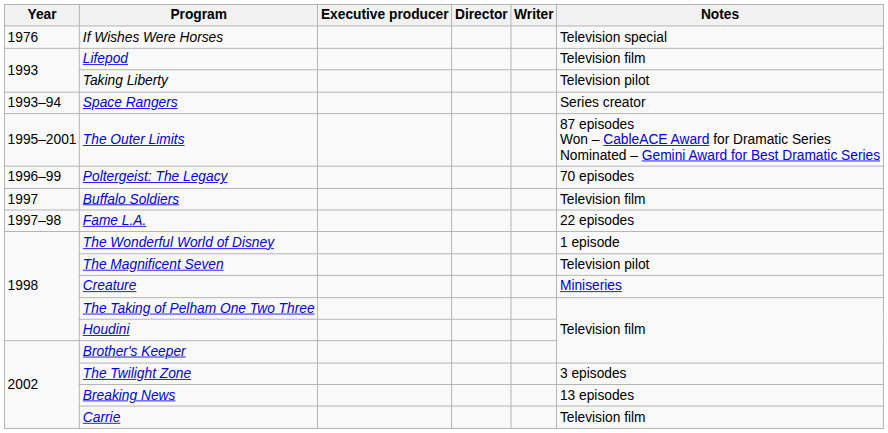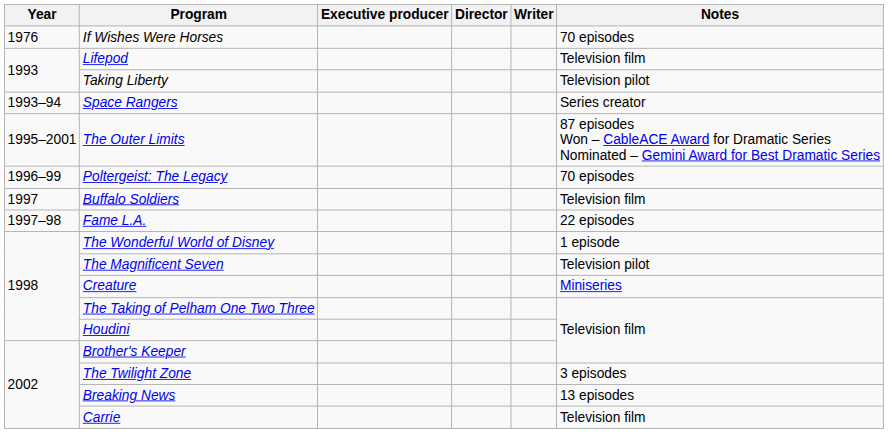(613, 37) Television special -> (597, 37) 70 episodes
